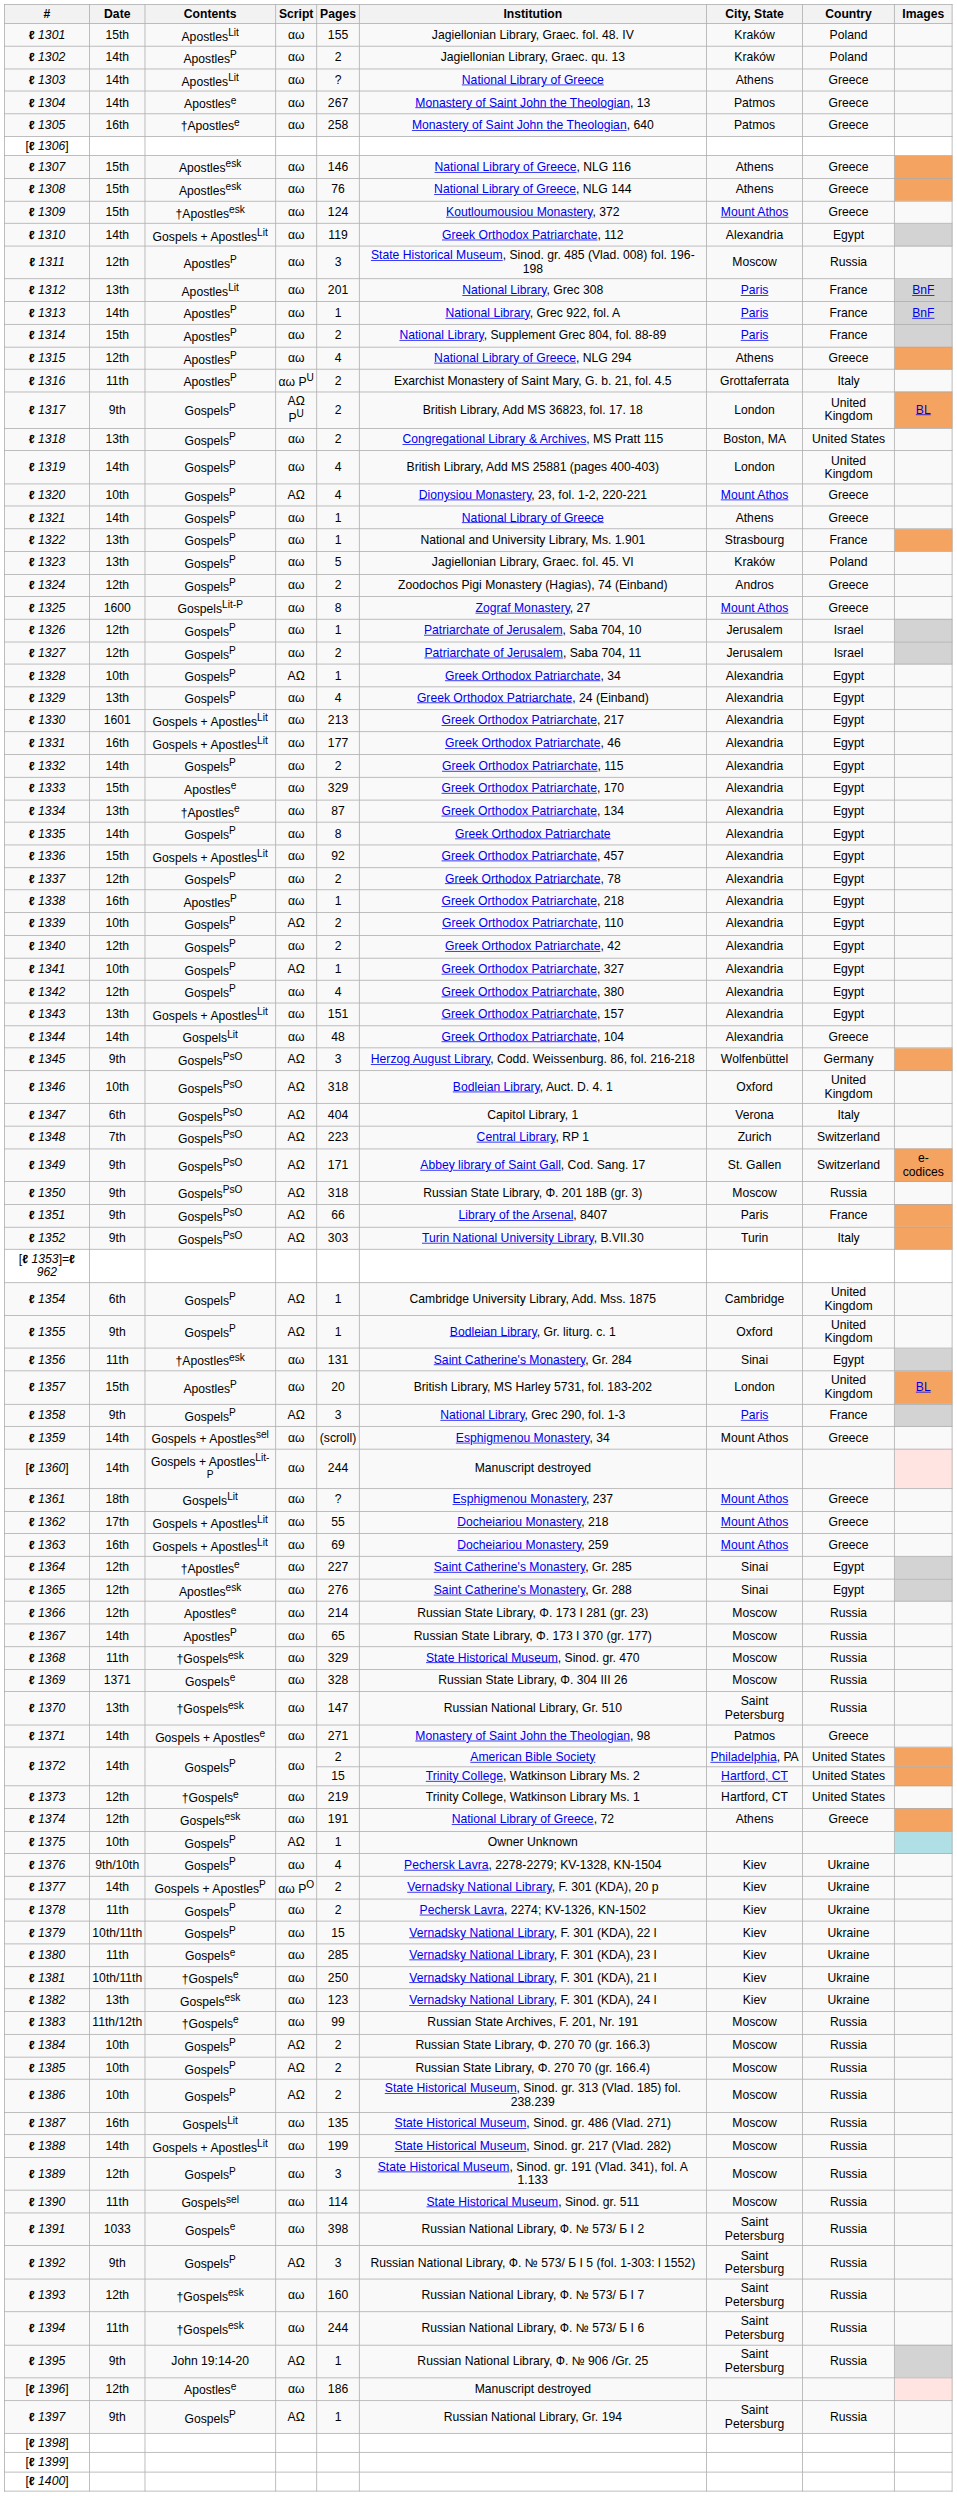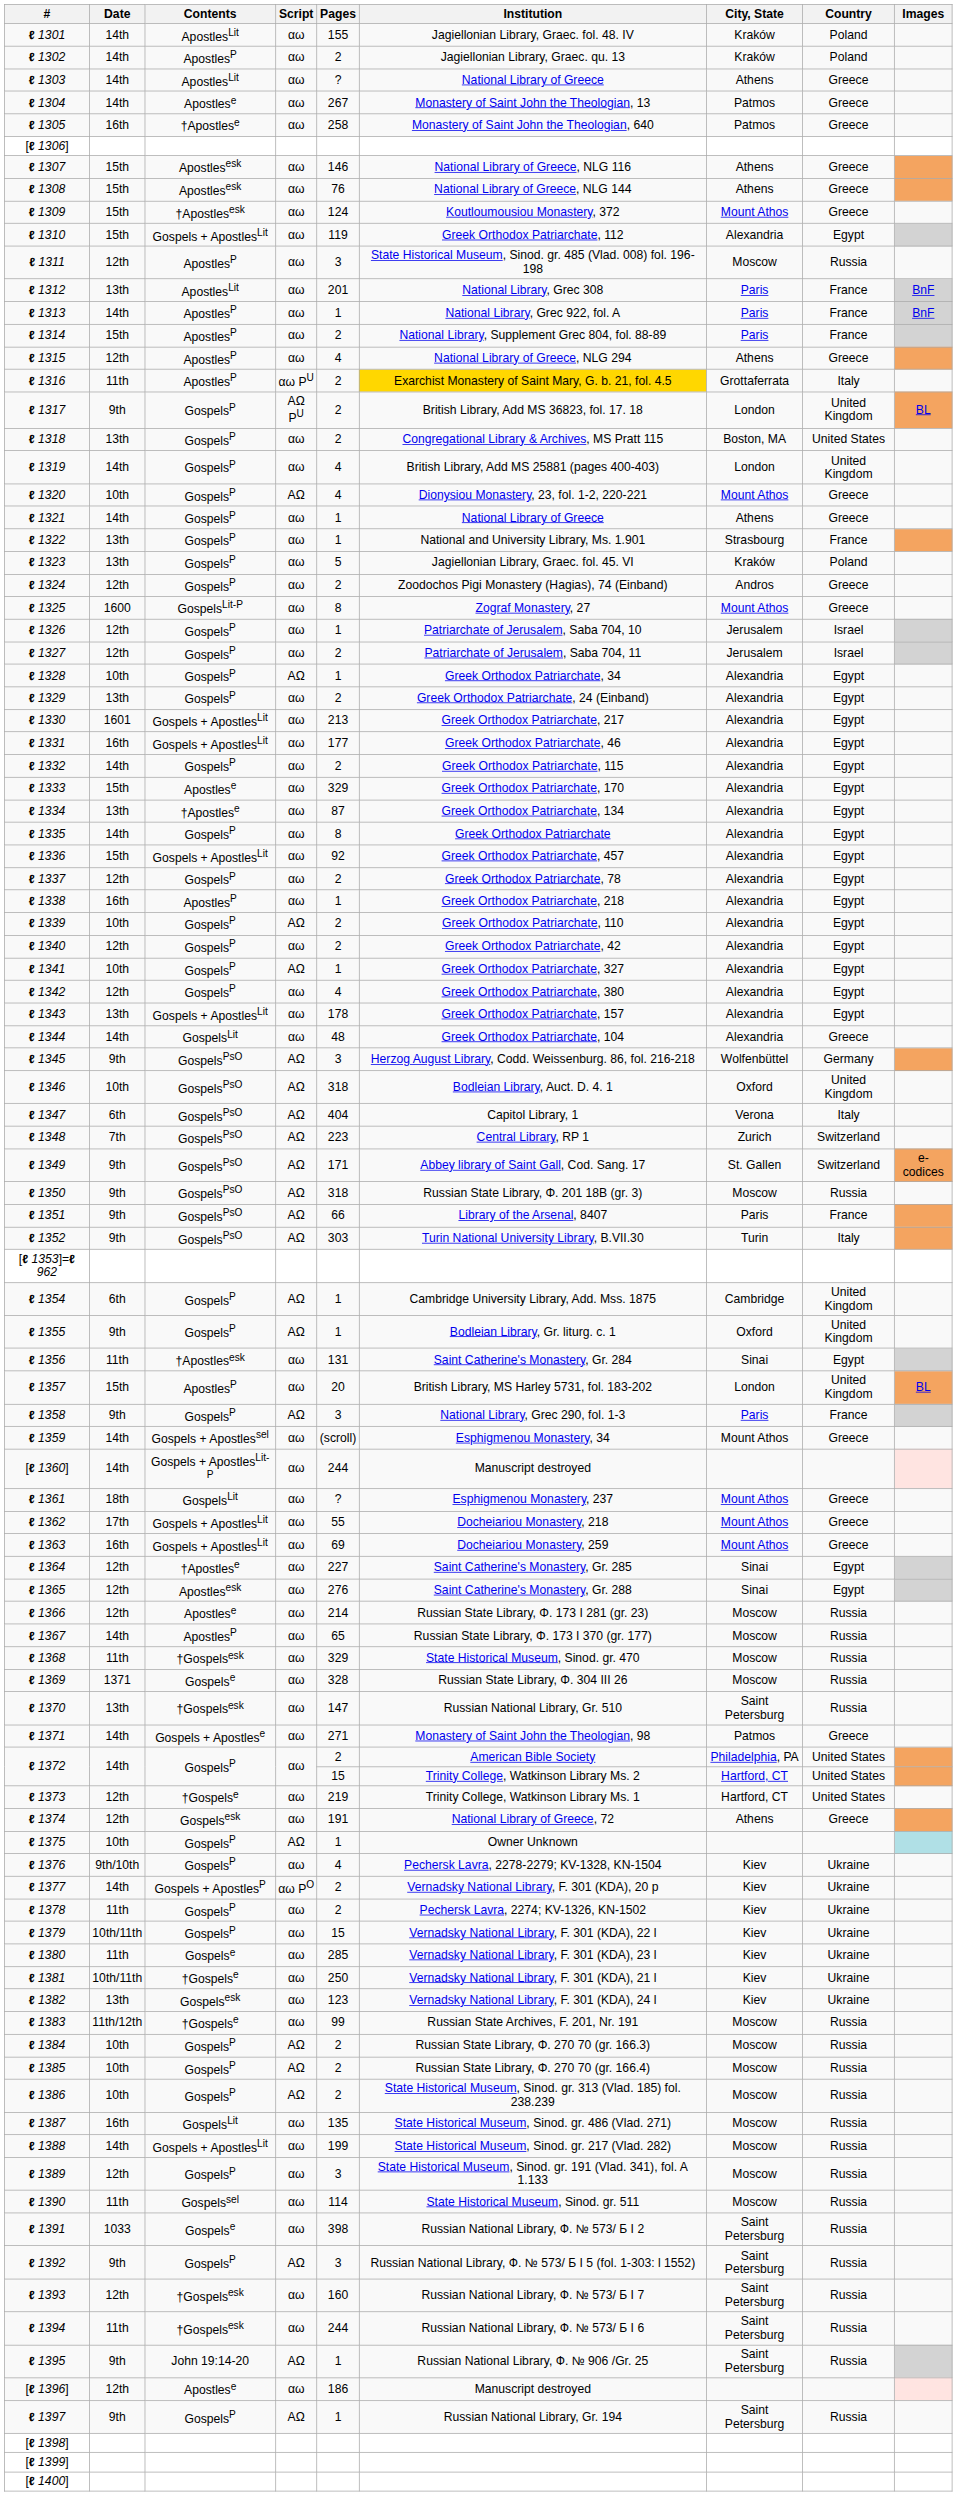(117, 35) 15th -> (117, 35) 14th
(117, 234) 14th -> (117, 234) 15th
(533, 380) no background -> (533, 380) gold background
(338, 698) 4 -> (338, 698) 2
(338, 1014) 151 -> (338, 1014) 178
